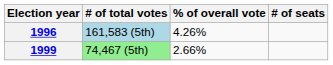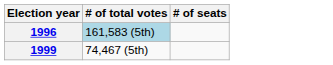- column: (219, 13)
(117, 50) lightgreen background -> (117, 50) no background
